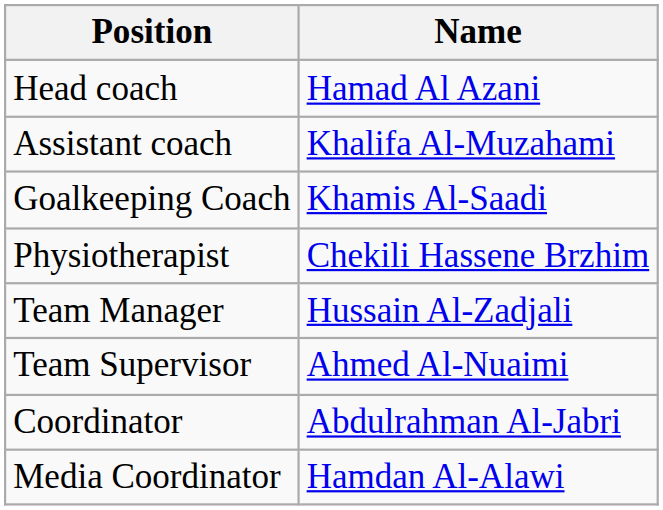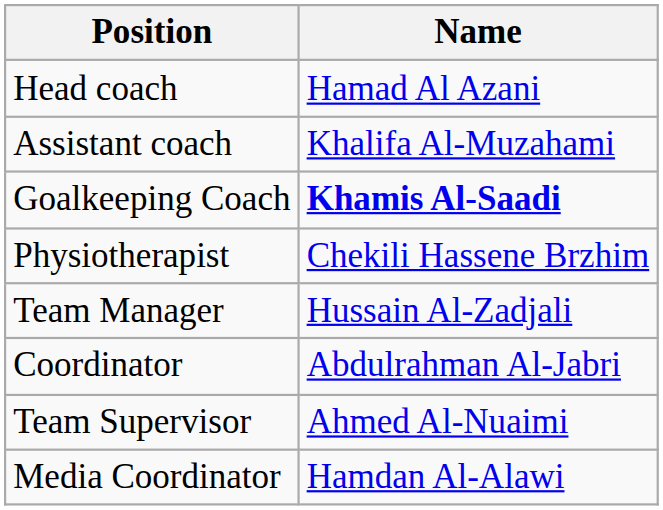(427, 198) normal -> (434, 198) bold
rows swapped: (132, 365) <-> (98, 421)
